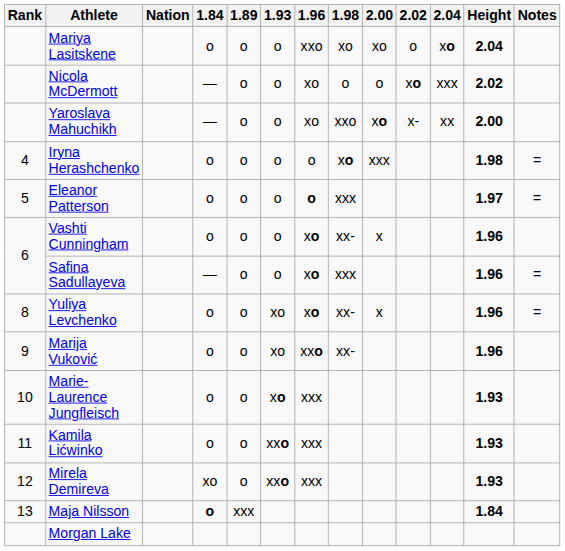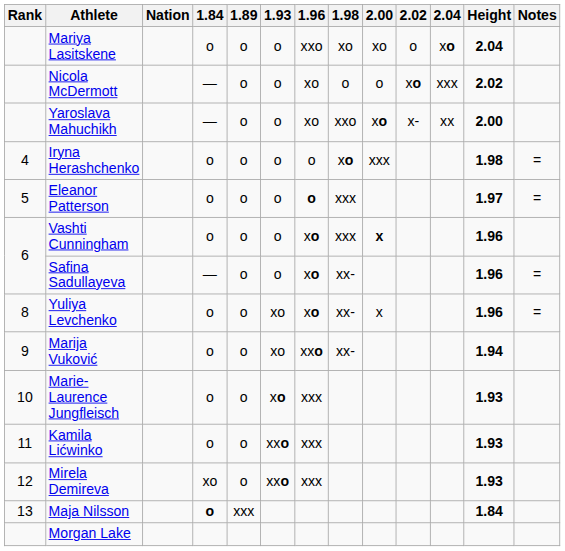(345, 236) xx- -> (345, 236) xxx
(379, 236) normal -> (379, 236) bold
(345, 274) xxx -> (345, 274) xx-
(489, 351) 1.96 -> (489, 351) 1.94
